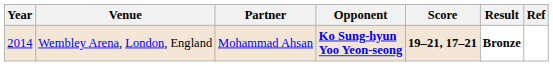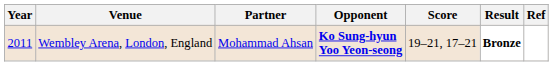(20, 43) 2014 -> (20, 43) 2011
(443, 43) bold -> (443, 43) normal
